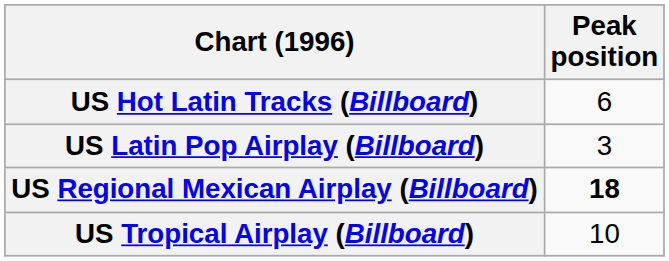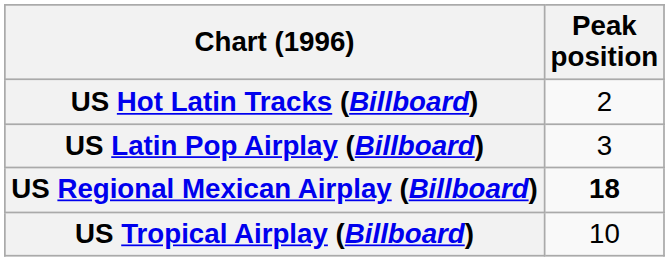(604, 101) 6 -> (604, 101) 2
